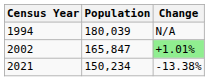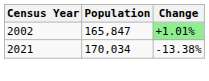- row: (20, 31)
(108, 67) 150,234 -> (108, 49) 170,034
